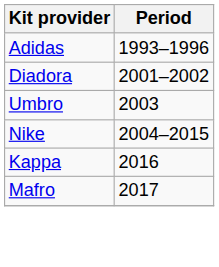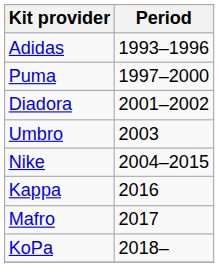+ row: (32, 76)
+ row: (31, 248)
